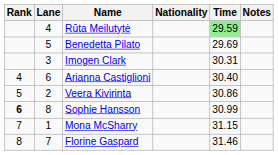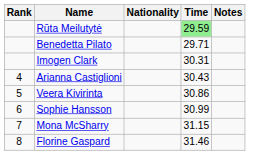- column: (48, 12)
(225, 45) 29.69 -> (196, 45) 29.71
(225, 77) 30.40 -> (196, 77) 30.43
(19, 110) bold -> (19, 110) normal
